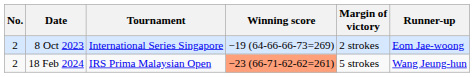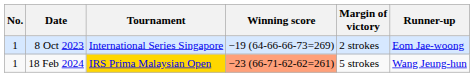(15, 45) 2 -> (15, 45) 1
(15, 63) 2 -> (15, 63) 1
(150, 63) no background -> (150, 63) gold background
